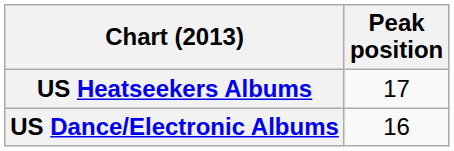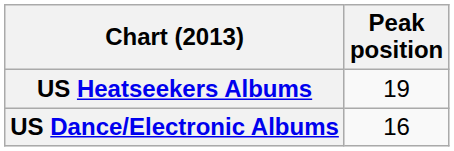(397, 88) 17 -> (397, 88) 19
